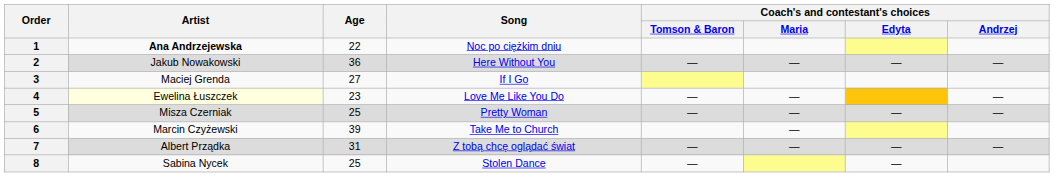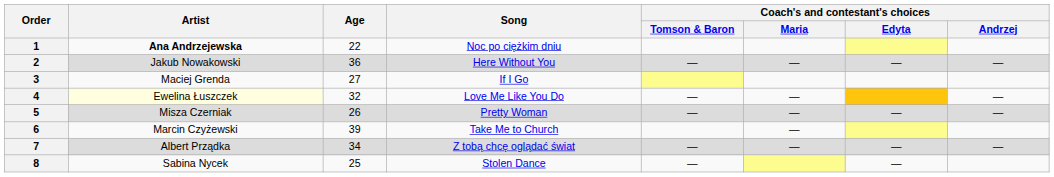(355, 96) 23 -> (355, 96) 32
(355, 113) 25 -> (355, 113) 26
(355, 146) 31 -> (355, 146) 34
